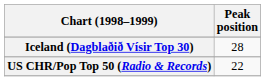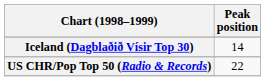(237, 47) 28 -> (237, 47) 14
